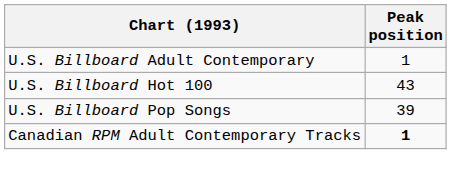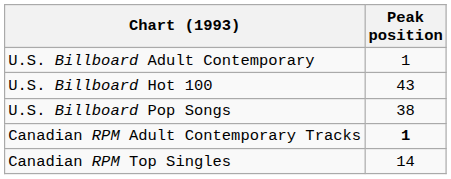(406, 111) 39 -> (406, 111) 38
+ row: (120, 161)
